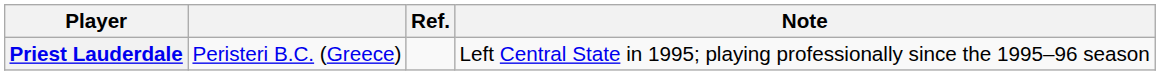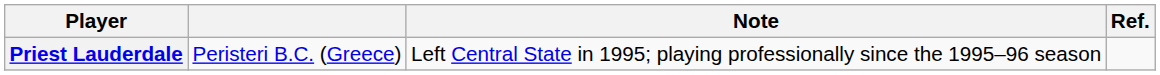columns swapped: (805, 21) <-> (430, 21)
